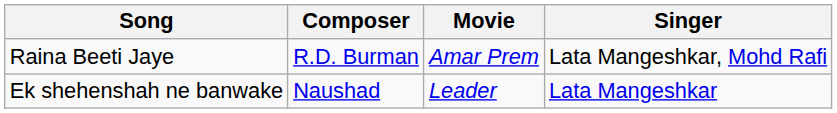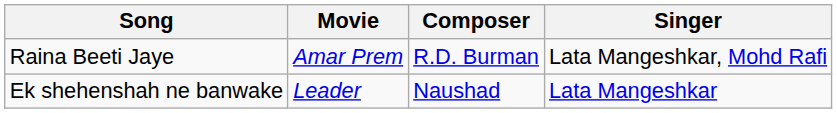columns swapped: (484, 21) <-> (356, 21)
